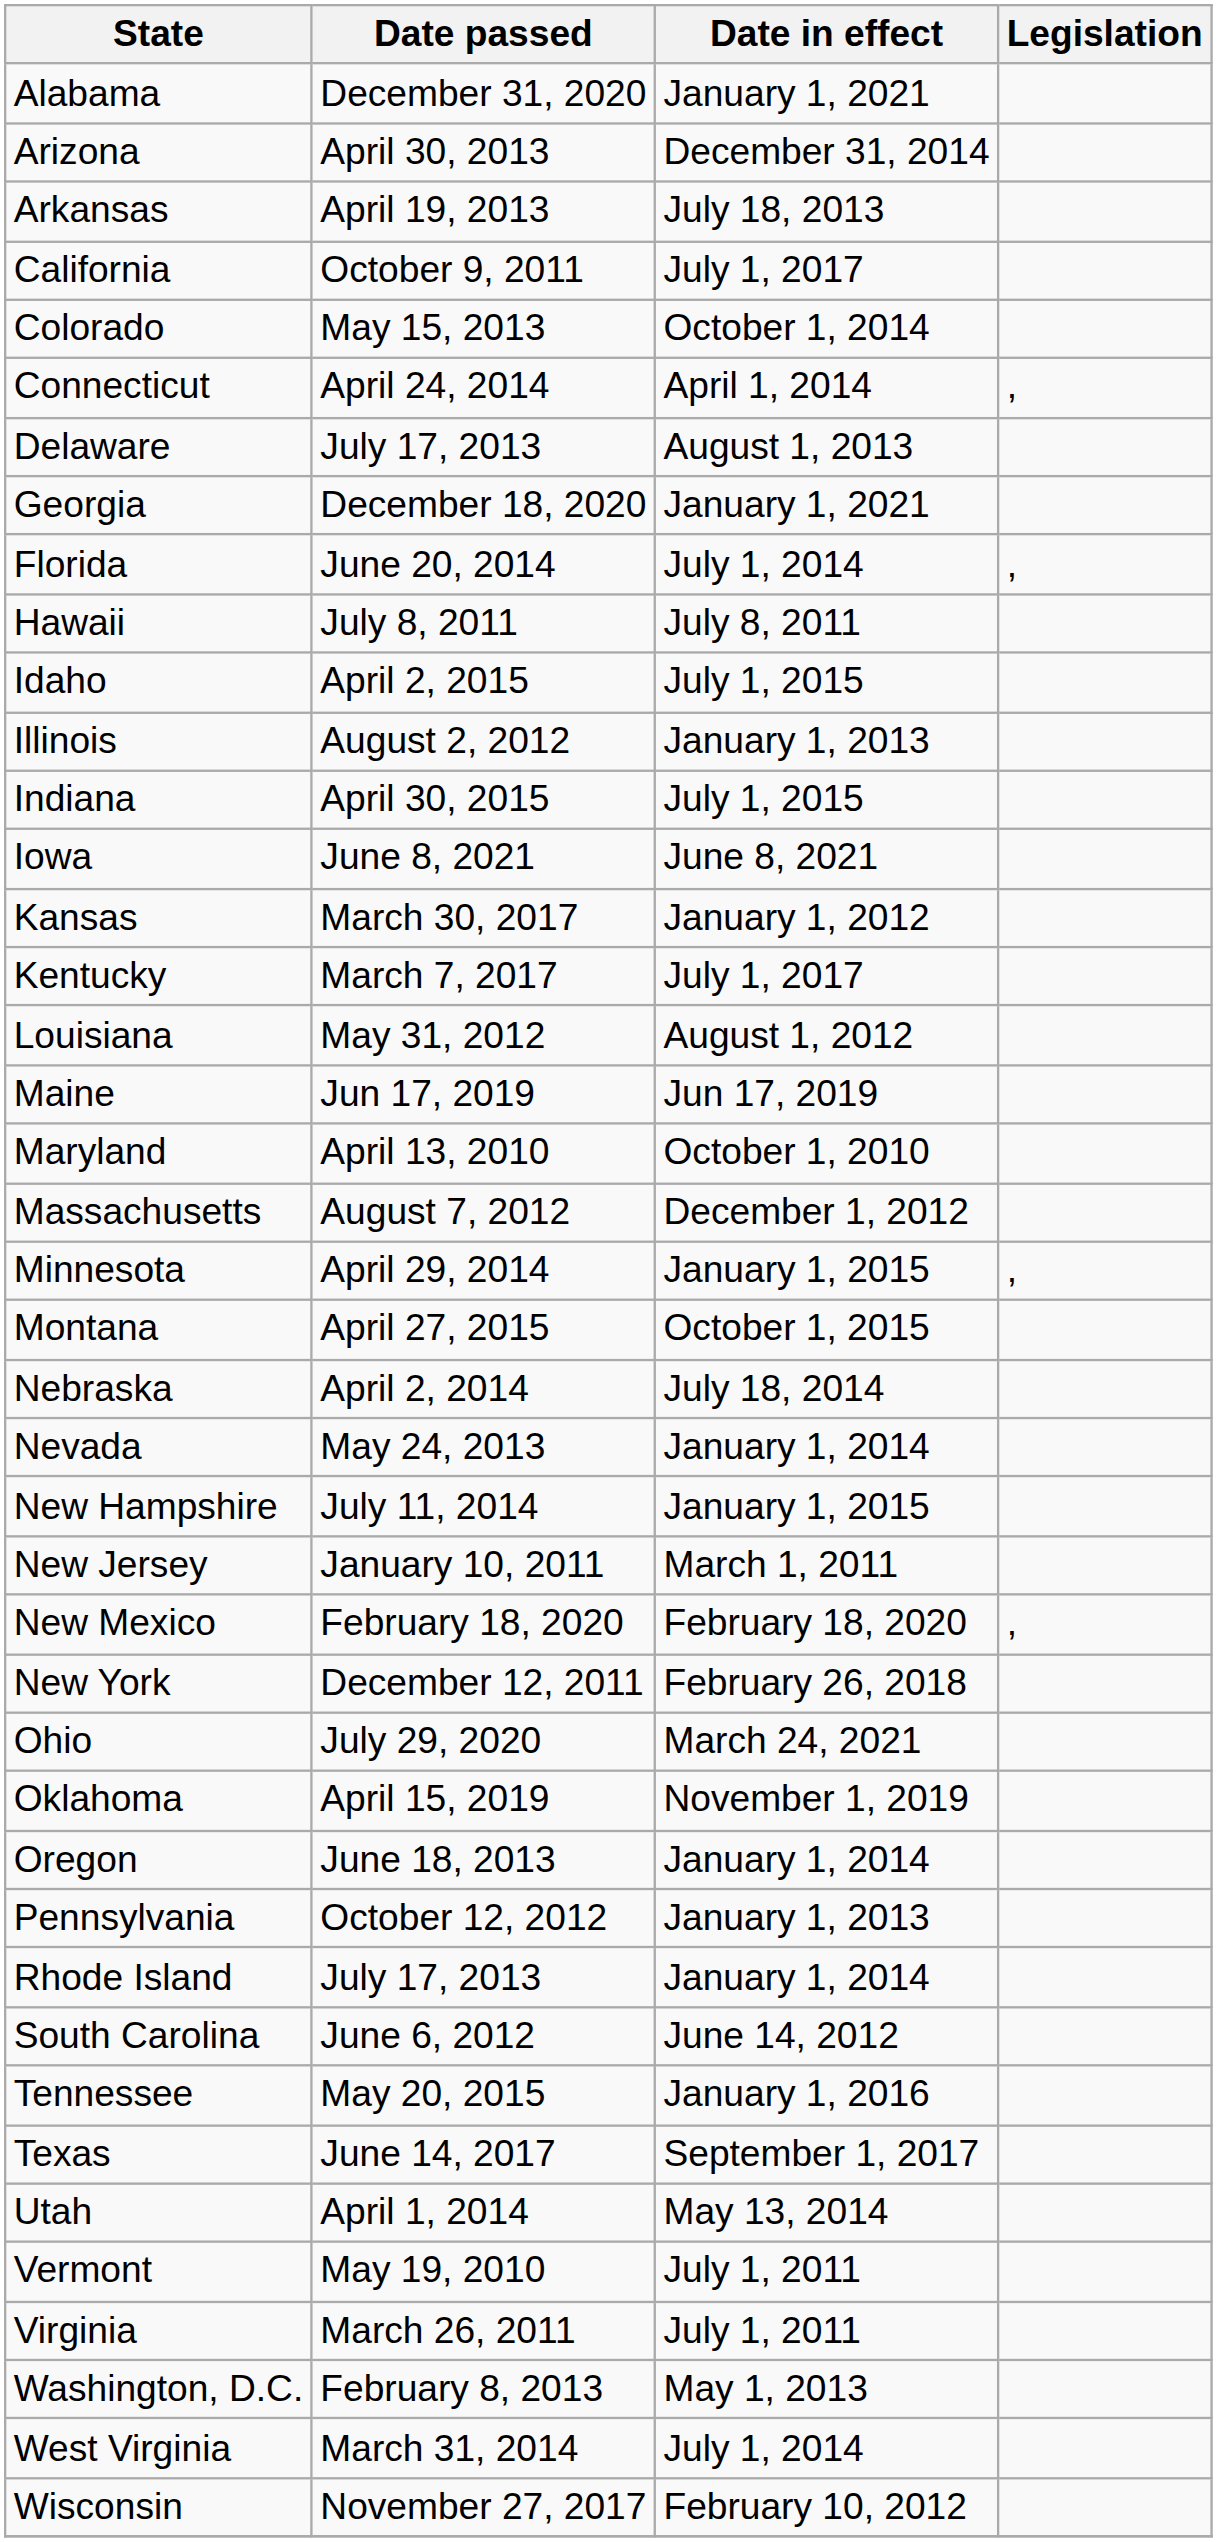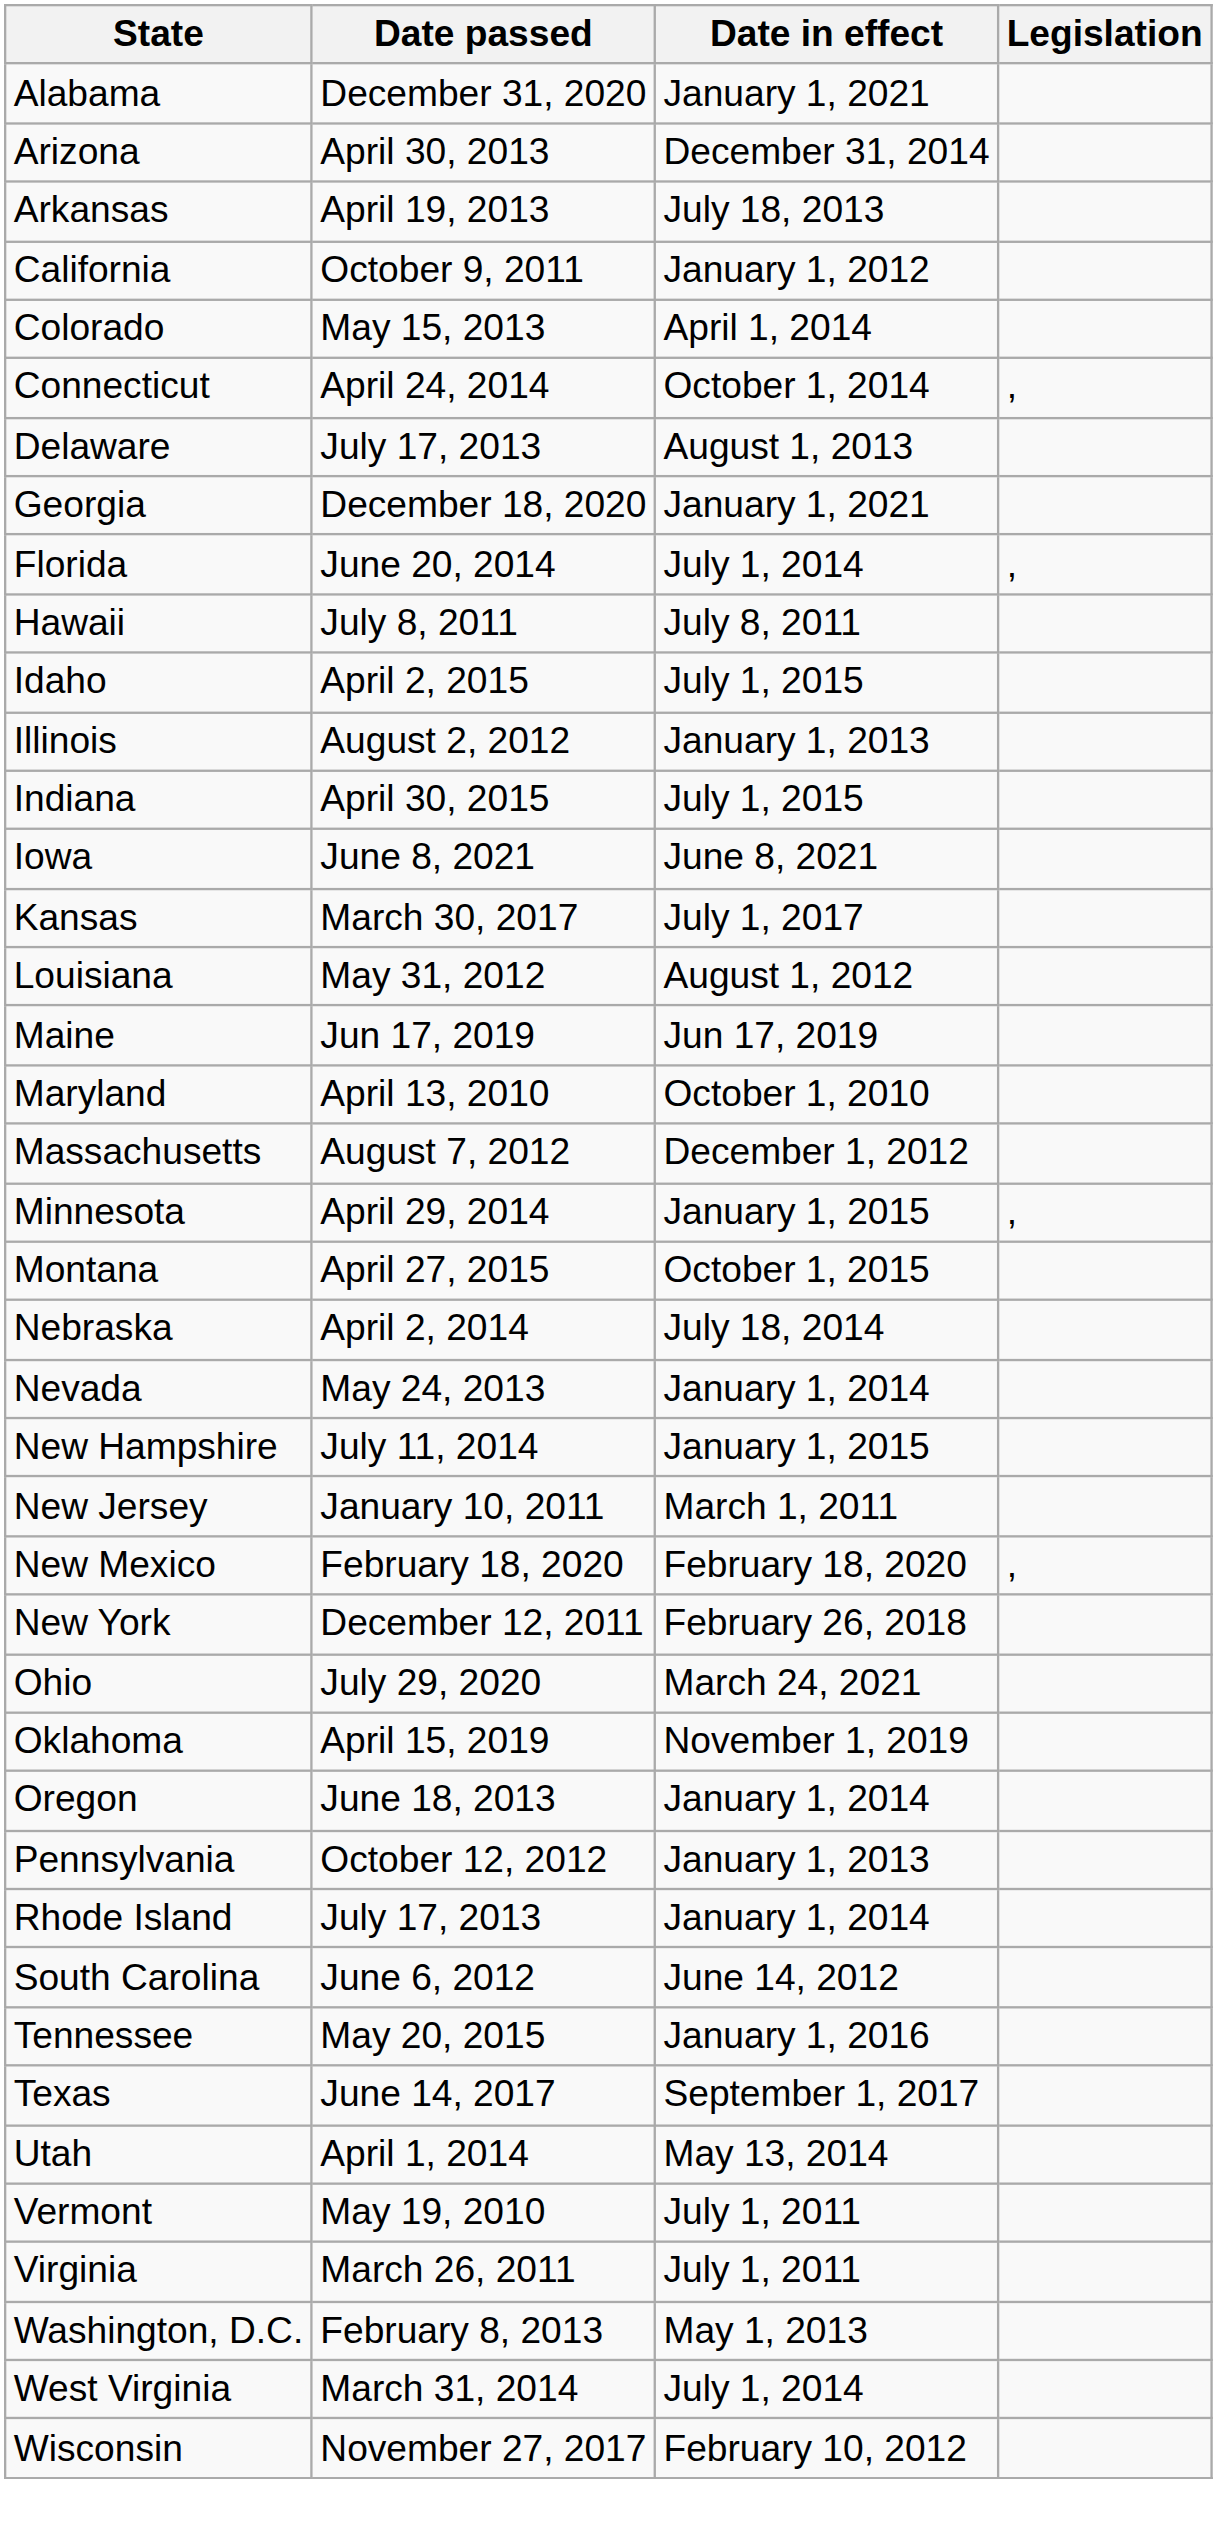(764, 269) July 1, 2017 -> (797, 269) January 1, 2012
(797, 328) October 1, 2014 -> (768, 328) April 1, 2014
(768, 387) April 1, 2014 -> (797, 387) October 1, 2014
(797, 916) January 1, 2012 -> (764, 916) July 1, 2017
- row: (90, 975)
